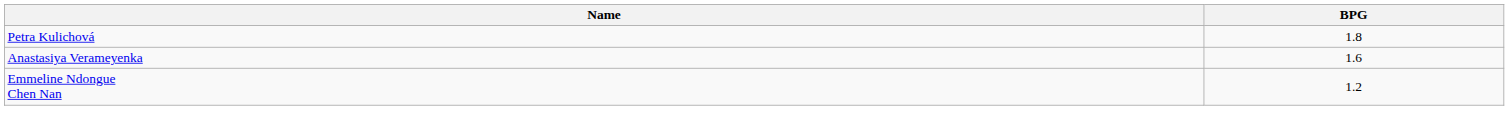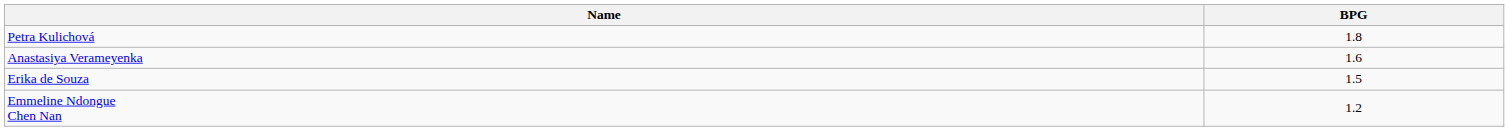+ row: (48, 79)
